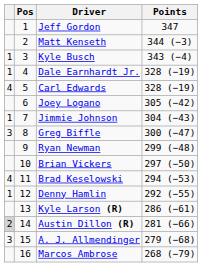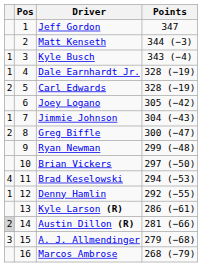(9, 88) 4 -> (9, 88) 2
(9, 134) 3 -> (9, 134) 2
